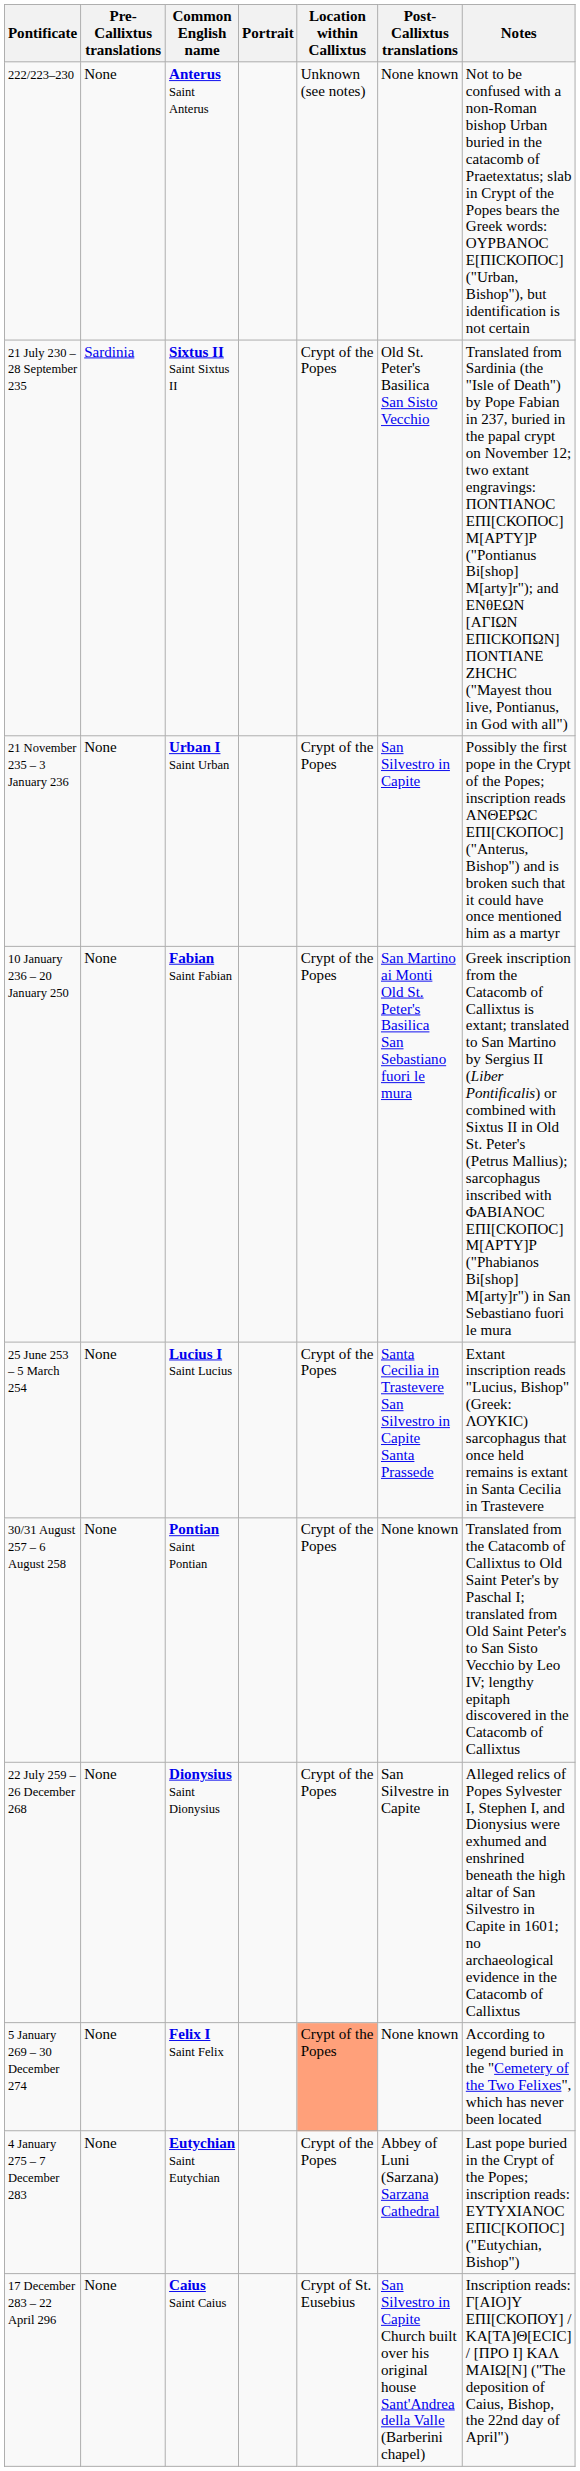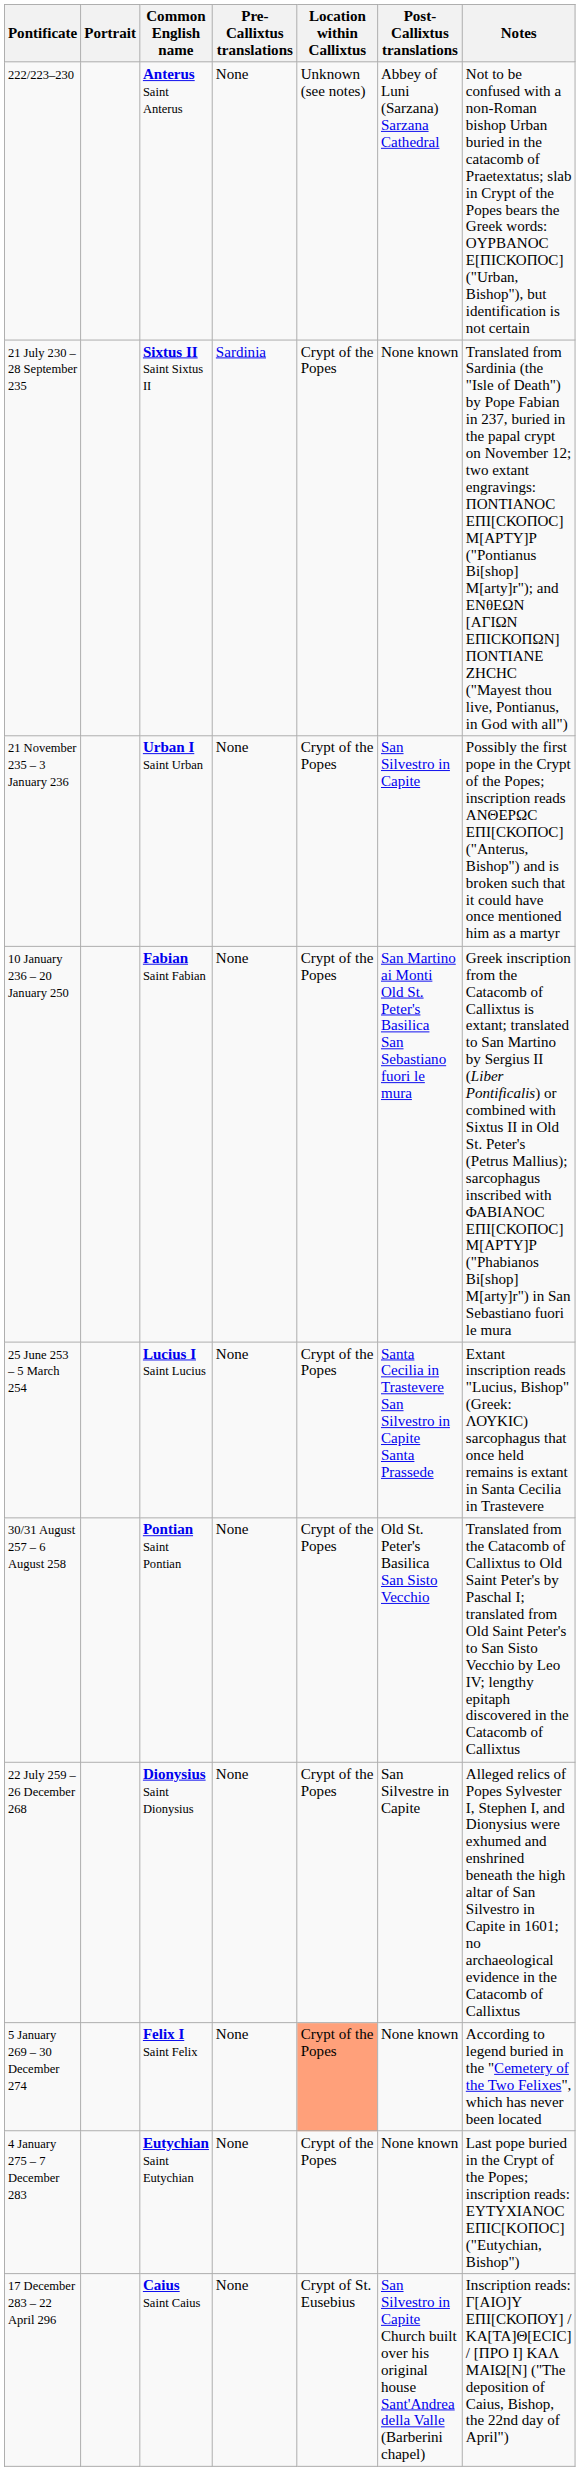columns swapped: (268, 33) <-> (123, 33)
(420, 74) None known -> (410, 107) Abbey of Luni (Sarzana) Sarzana Cathedral
(409, 385) Old St. Peter's Basilica San Sisto Vecchio -> (420, 351) None known
(420, 1530) None known -> (409, 1563) Old St. Peter's Basilica San Sisto Vecchio
(410, 2176) Abbey of Luni (Sarzana) Sarzana Cathedral -> (420, 2143) None known
